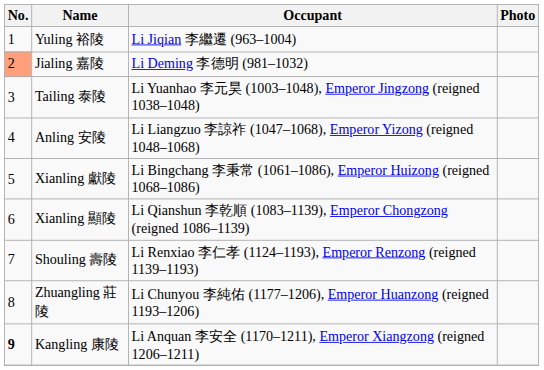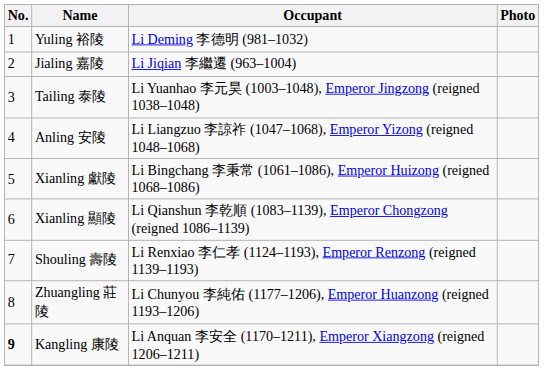(214, 38) Li Jiqian 李繼遷 (963–1004) -> (220, 38) Li Deming 李德明 (981–1032)
(11, 64) lightsalmon background -> (11, 64) no background
(220, 63) Li Deming 李德明 (981–1032) -> (214, 63) Li Jiqian 李繼遷 (963–1004)
